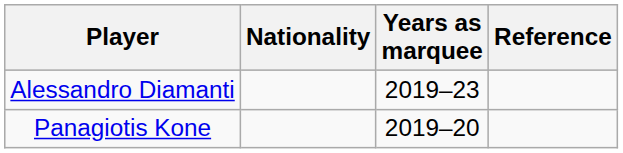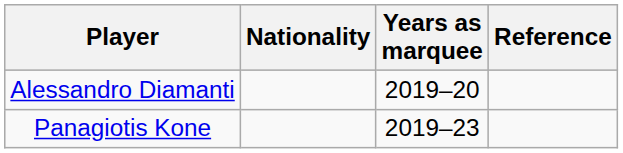(432, 89) 2019–23 -> (432, 89) 2019–20
(432, 128) 2019–20 -> (432, 128) 2019–23
